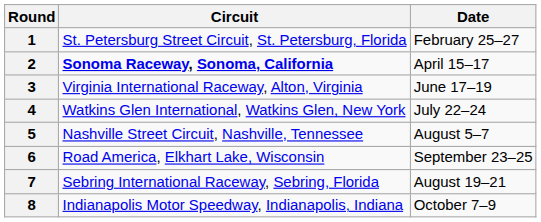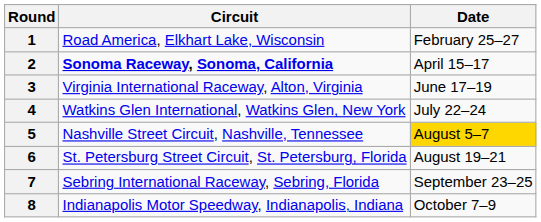(235, 40) St. Petersburg Street Circuit, St. Petersburg, Florida -> (193, 40) Road America, Elkhart Lake, Wisconsin
(452, 134) no background -> (452, 134) gold background
(193, 157) Road America, Elkhart Lake, Wisconsin -> (235, 157) St. Petersburg Street Circuit, St. Petersburg, Florida
(473, 157) September 23–25 -> (460, 157) August 19–21
(460, 181) August 19–21 -> (473, 181) September 23–25
